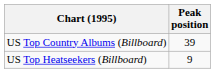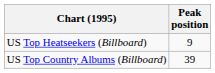rows swapped: (87, 42) <-> (77, 59)
